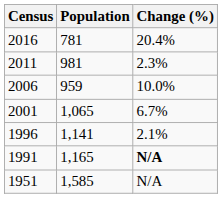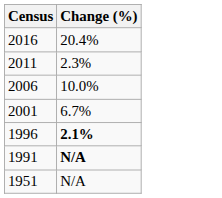- column: (95, 16)
(152, 134) normal -> (77, 134) bold
